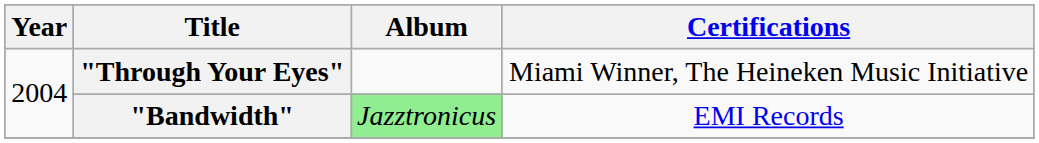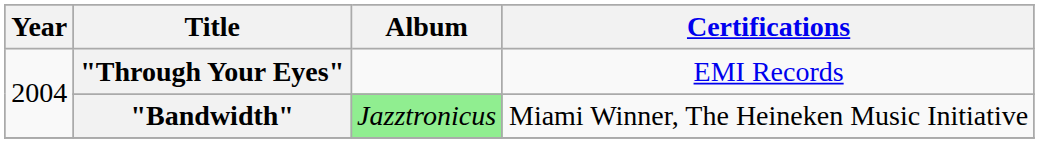(769, 71) Miami Winner, The Heineken Music Initiative -> (769, 71) EMI Records
(769, 115) EMI Records -> (769, 115) Miami Winner, The Heineken Music Initiative
